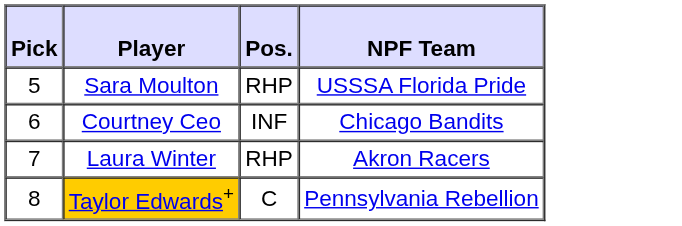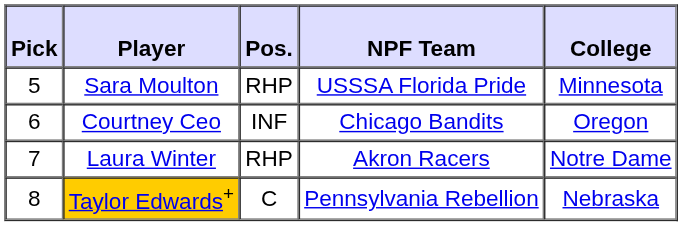+ column: (611, 48)
